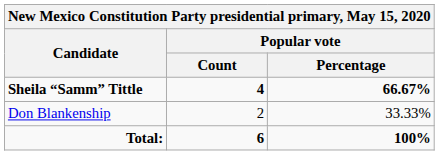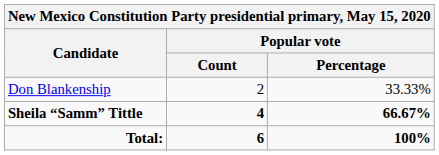rows swapped: (75, 89) <-> (59, 114)
